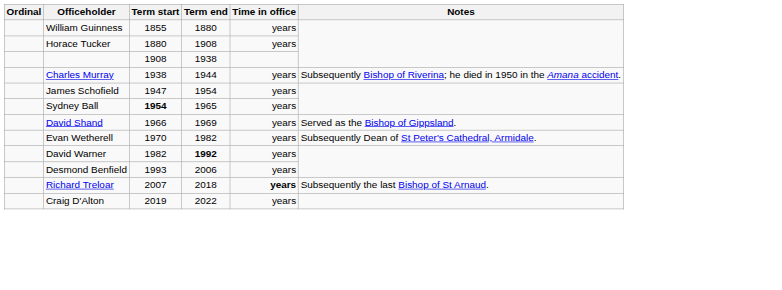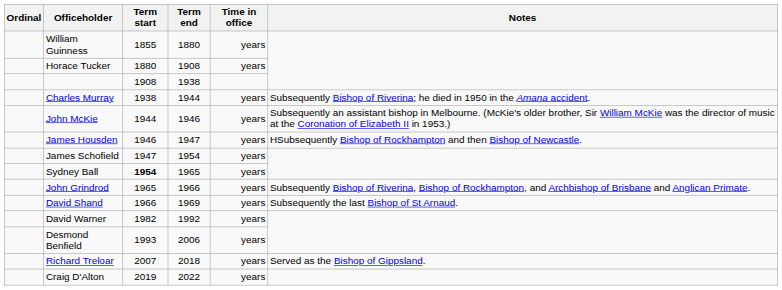+ row: (72, 118)
+ row: (82, 140)
+ row: (77, 187)
(378, 122) Served as the Bishop of Gippsland. -> (364, 203) Subsequently the last Bishop of St Arnaud.
- row: (79, 138)
(206, 153) bold -> (189, 218) normal
(283, 185) bold -> (253, 261) normal
(395, 185) Subsequently the last Bishop of St Arnaud. -> (348, 261) Served as the Bishop of Gippsland.
